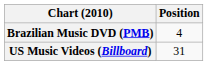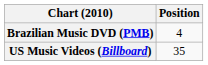(179, 51) 31 -> (179, 51) 35
